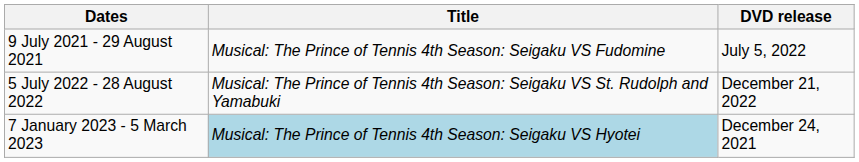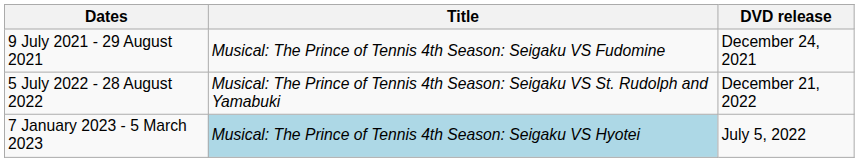(764, 50) July 5, 2022 -> (771, 50) December 24, 2021
(771, 135) December 24, 2021 -> (764, 135) July 5, 2022
